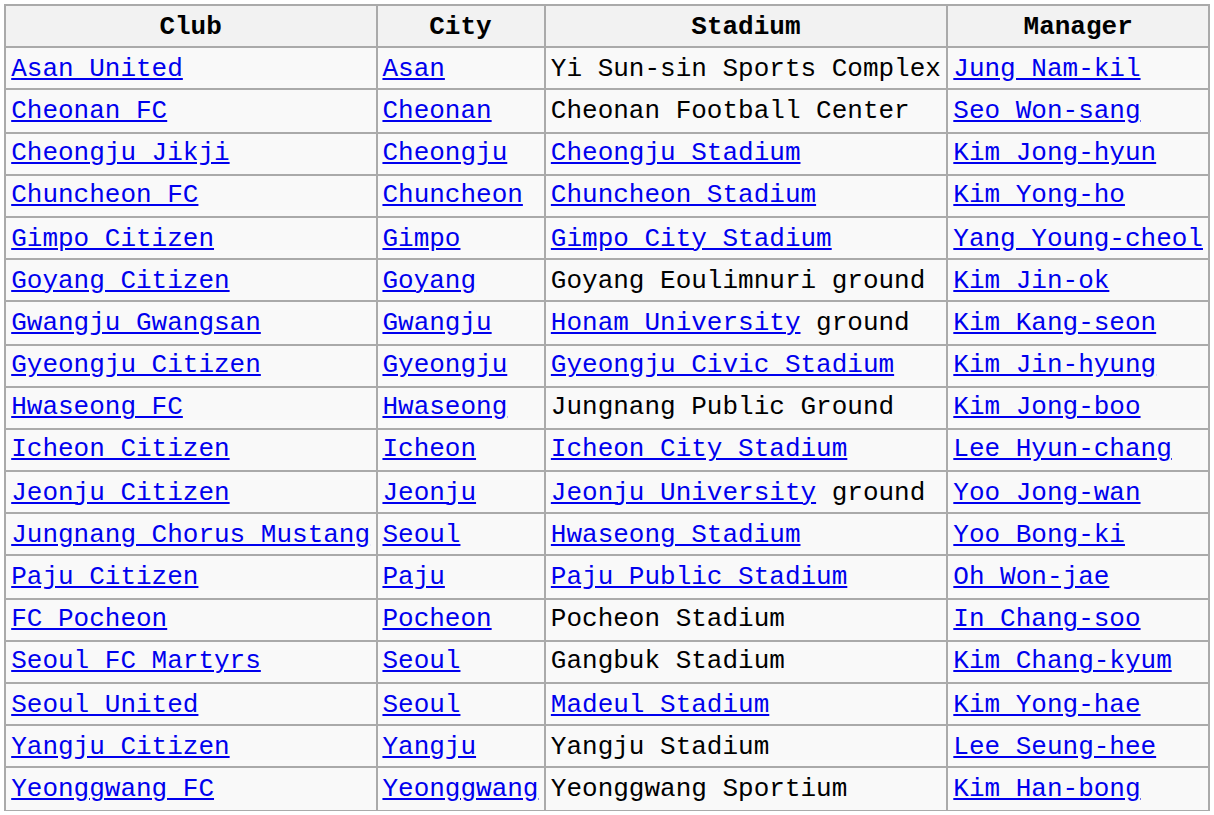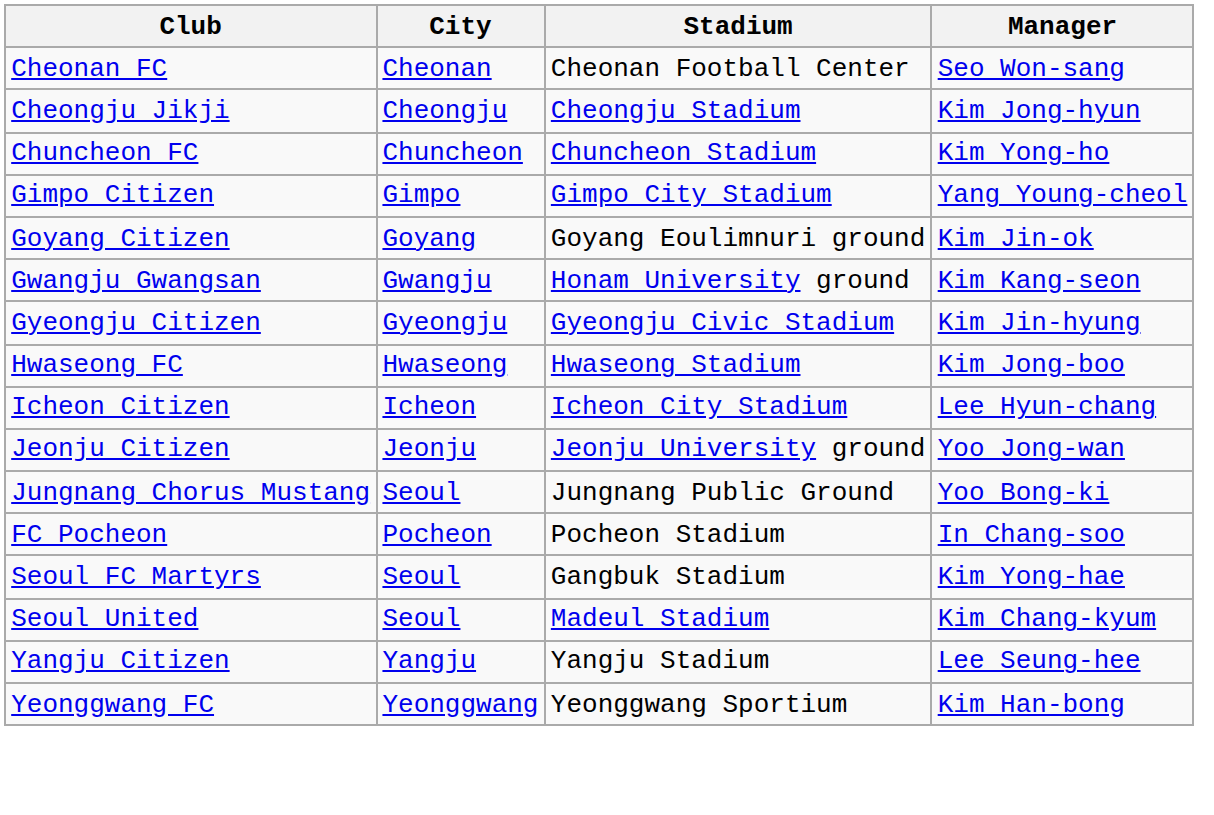- row: (97, 69)
(722, 408) Jungnang Public Ground -> (676, 365) Hwaseong Stadium
(676, 535) Hwaseong Stadium -> (722, 492) Jungnang Public Ground
- row: (105, 577)
(1063, 662) Kim Chang-kyum -> (1031, 577) Kim Yong-hae
(1047, 704) Kim Yong-hae -> (1047, 619) Kim Chang-kyum
